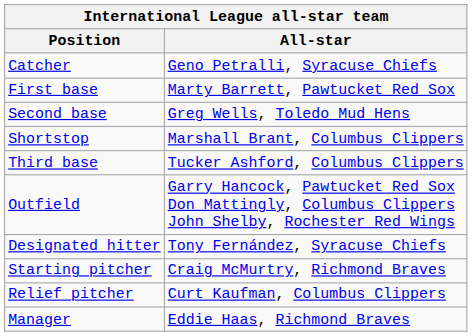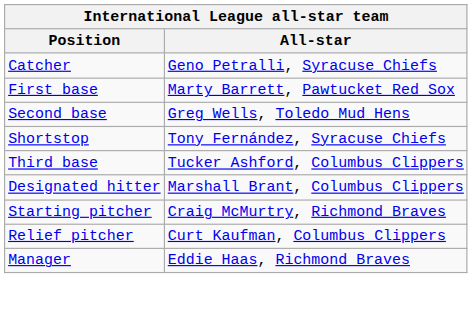(316, 139) Marshall Brant, Columbus Clippers -> (307, 139) Tony Fernández, Syracuse Chiefs
- row: (44, 205)
(307, 246) Tony Fernández, Syracuse Chiefs -> (316, 187) Marshall Brant, Columbus Clippers
